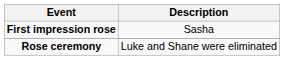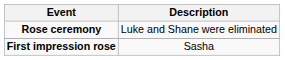rows swapped: (61, 30) <-> (61, 47)
